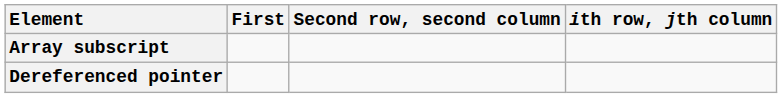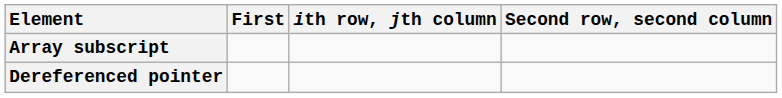columns swapped: (427, 19) <-> (671, 19)
